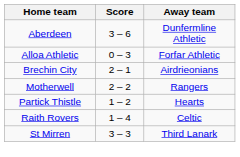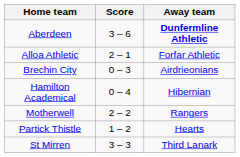(189, 33) normal -> (189, 33) bold
(120, 54) 0 – 3 -> (120, 54) 2 – 1
(120, 70) 2 – 1 -> (120, 70) 0 – 3
+ row: (50, 92)
- row: (50, 117)
